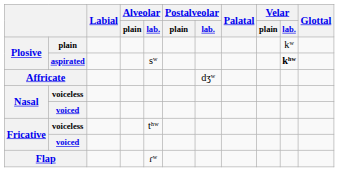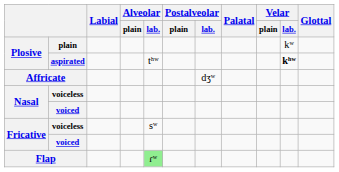(153, 61) sʷ -> (153, 61) tʰʷ
(153, 126) tʰʷ -> (153, 126) sʷ
(153, 158) no background -> (153, 158) lightgreen background
